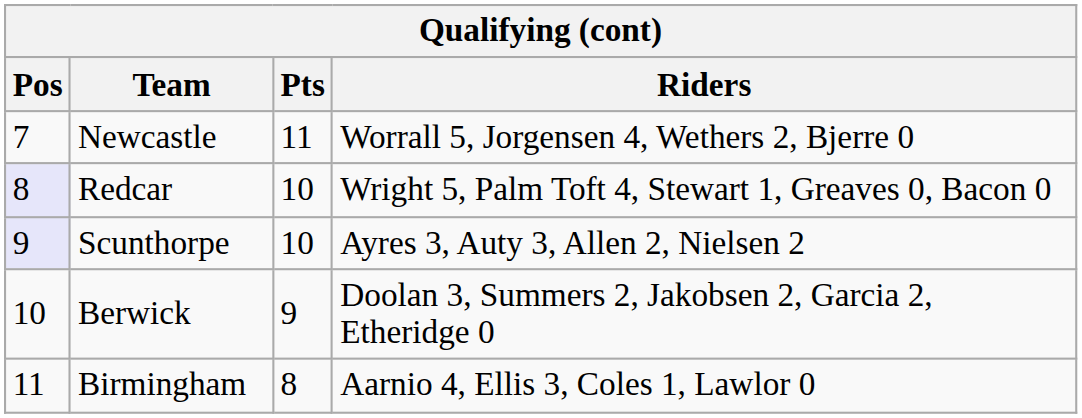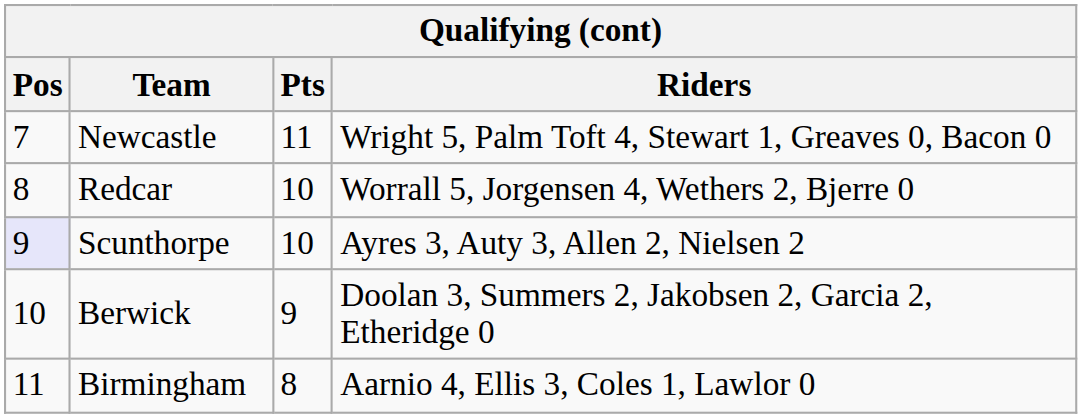(627, 136) Worrall 5, Jorgensen 4, Wethers 2, Bjerre 0 -> (696, 136) Wright 5, Palm Toft 4, Stewart 1, Greaves 0, Bacon 0
(21, 189) lavender background -> (21, 189) no background
(696, 189) Wright 5, Palm Toft 4, Stewart 1, Greaves 0, Bacon 0 -> (627, 189) Worrall 5, Jorgensen 4, Wethers 2, Bjerre 0
